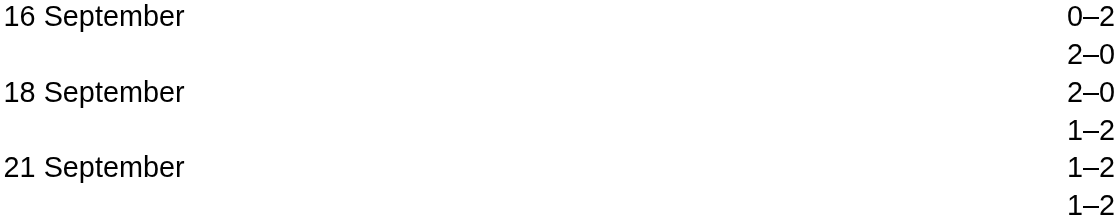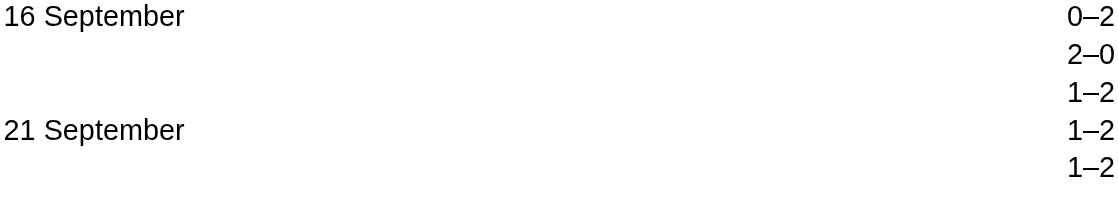- row: (94, 92)
